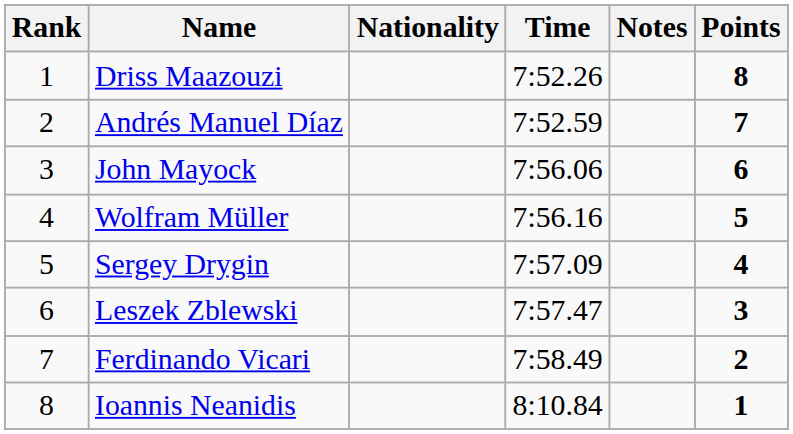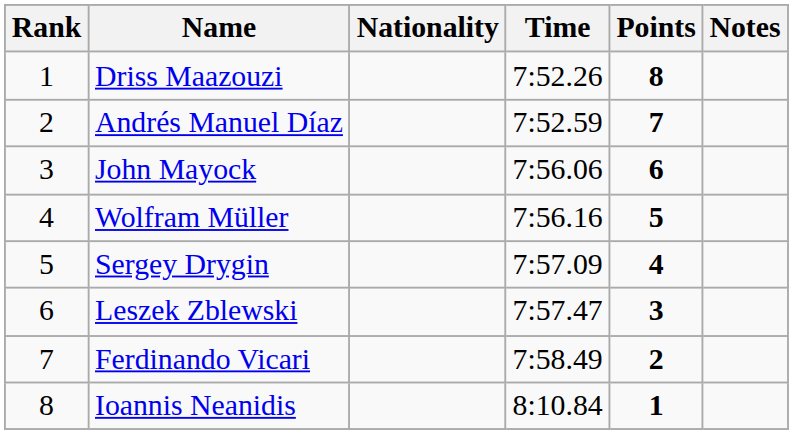columns swapped: (652, 28) <-> (741, 28)
